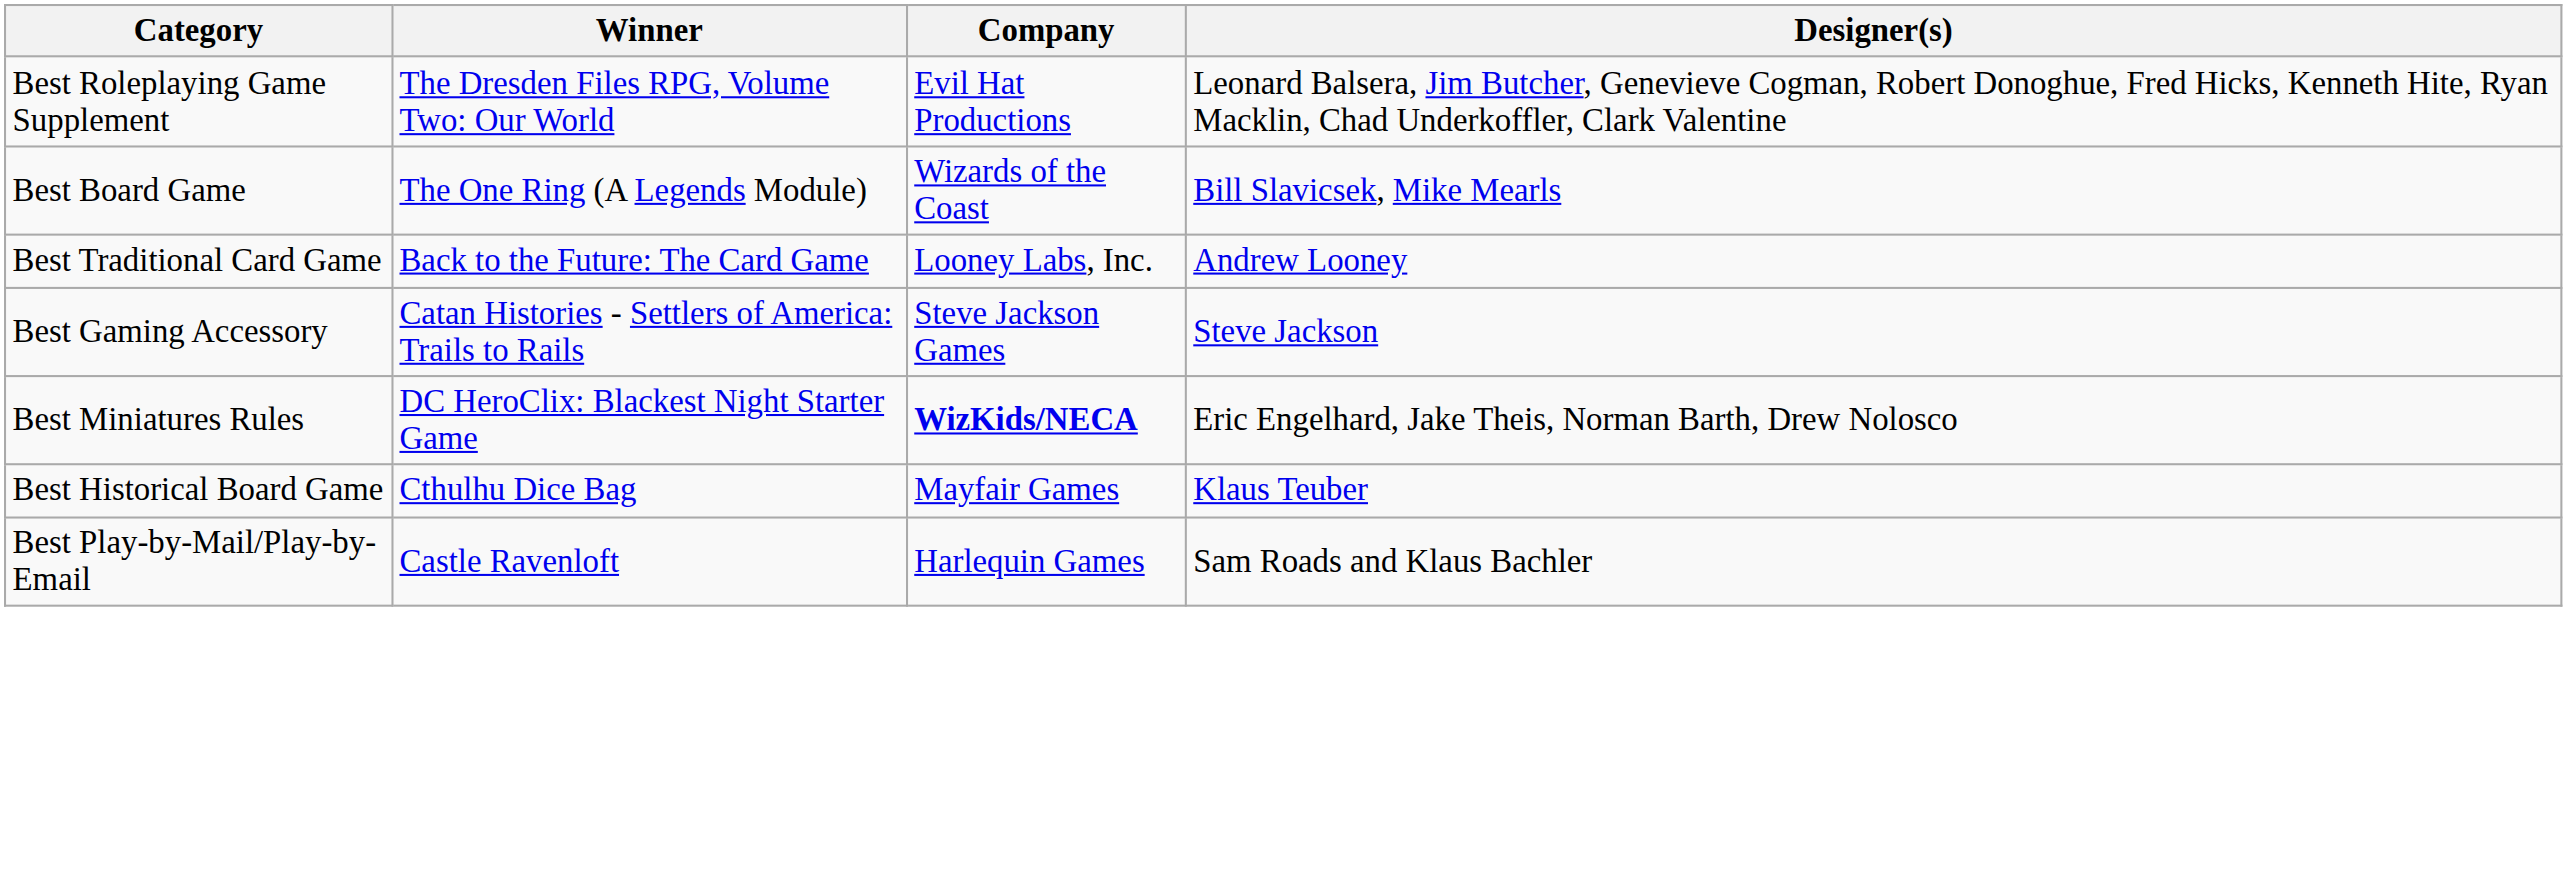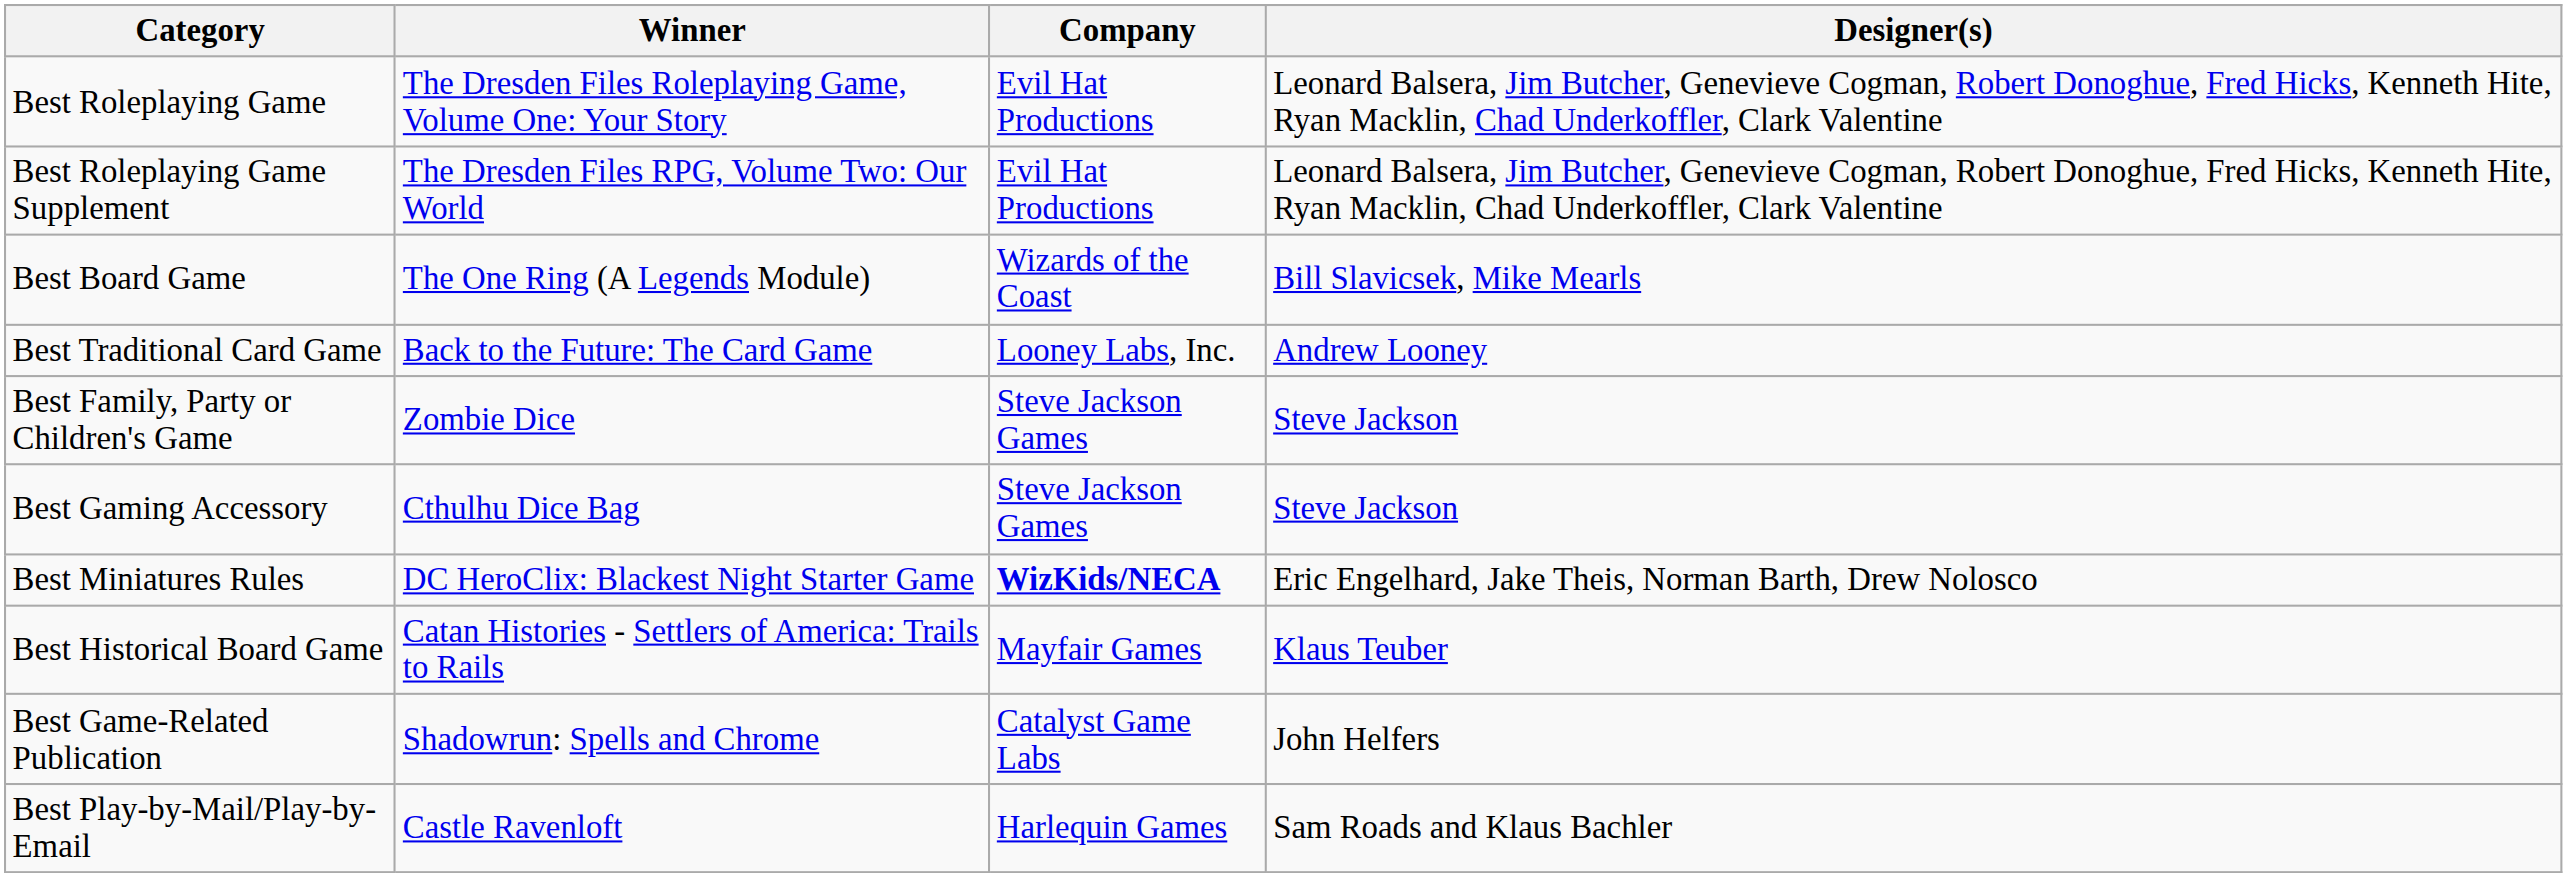+ row: (169, 100)
+ row: (152, 419)
(646, 330) Catan Histories - Settlers of America: Trails to Rails -> (521, 508) Cthulhu Dice Bag
(518, 490) Cthulhu Dice Bag -> (691, 649) Catan Histories - Settlers of America: Trails to Rails
+ row: (141, 738)
